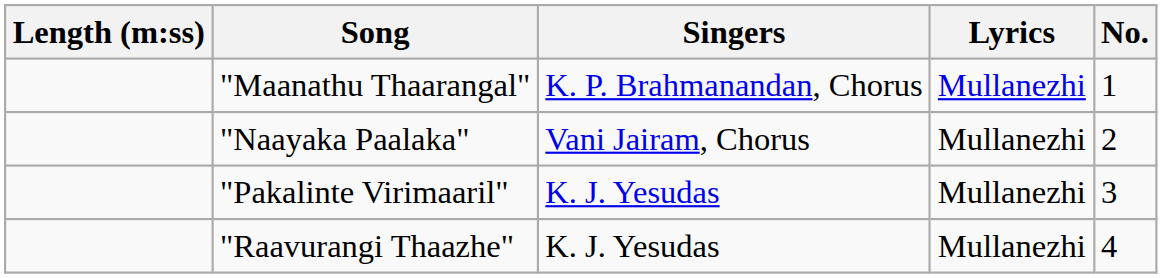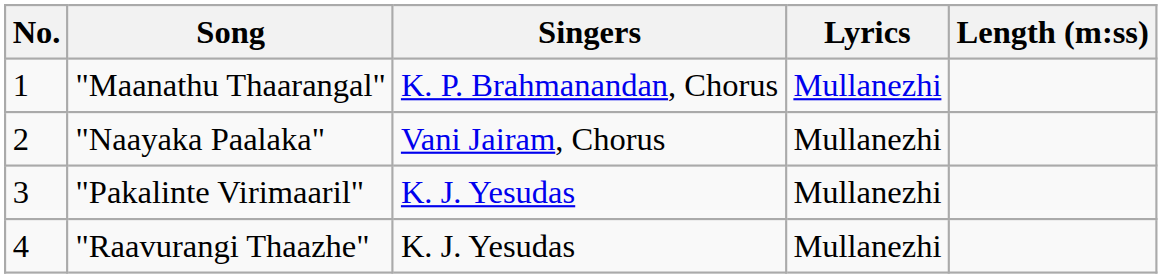columns swapped: (1125, 31) <-> (109, 31)
